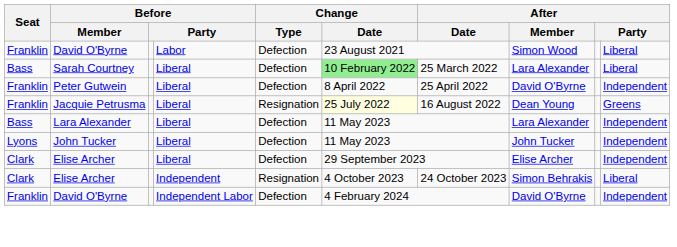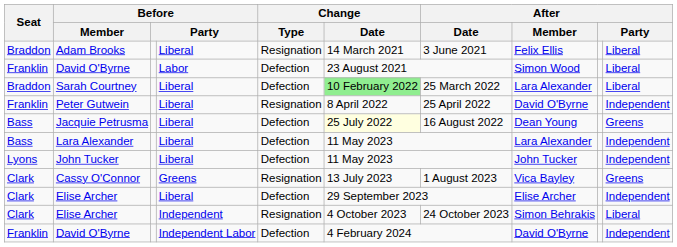+ row: (90, 50)
(20, 68) Bass -> (29, 86) Braddon
(282, 86) Defection -> (291, 104) Resignation
(28, 104) Franklin -> (20, 123) Bass
(289, 104) Resignation -> (285, 123) Defection
+ row: (98, 178)
